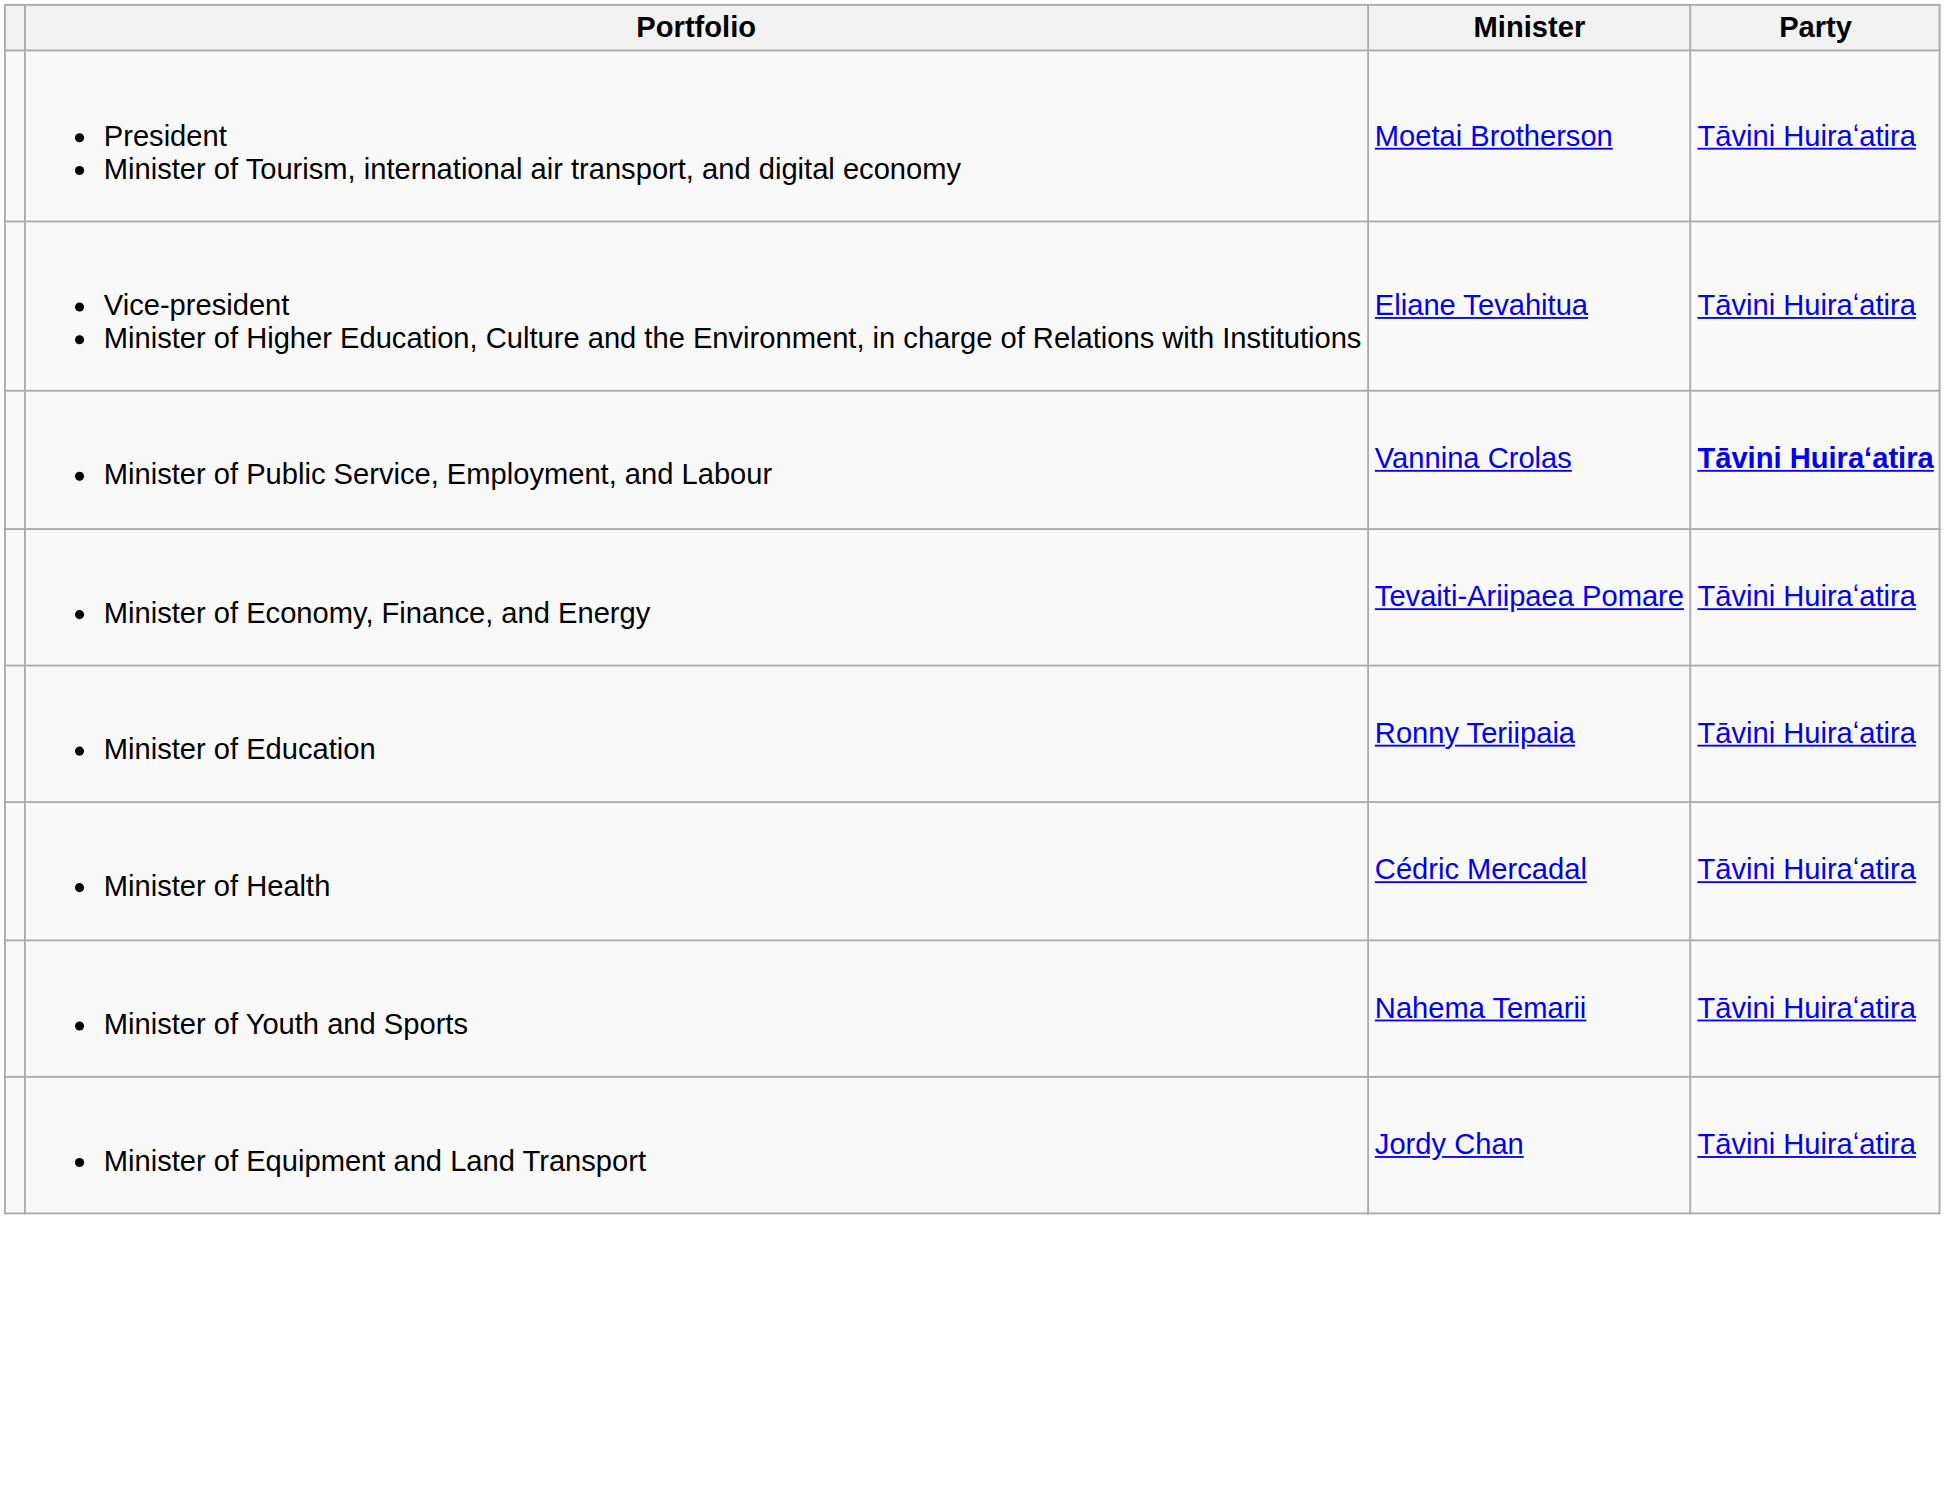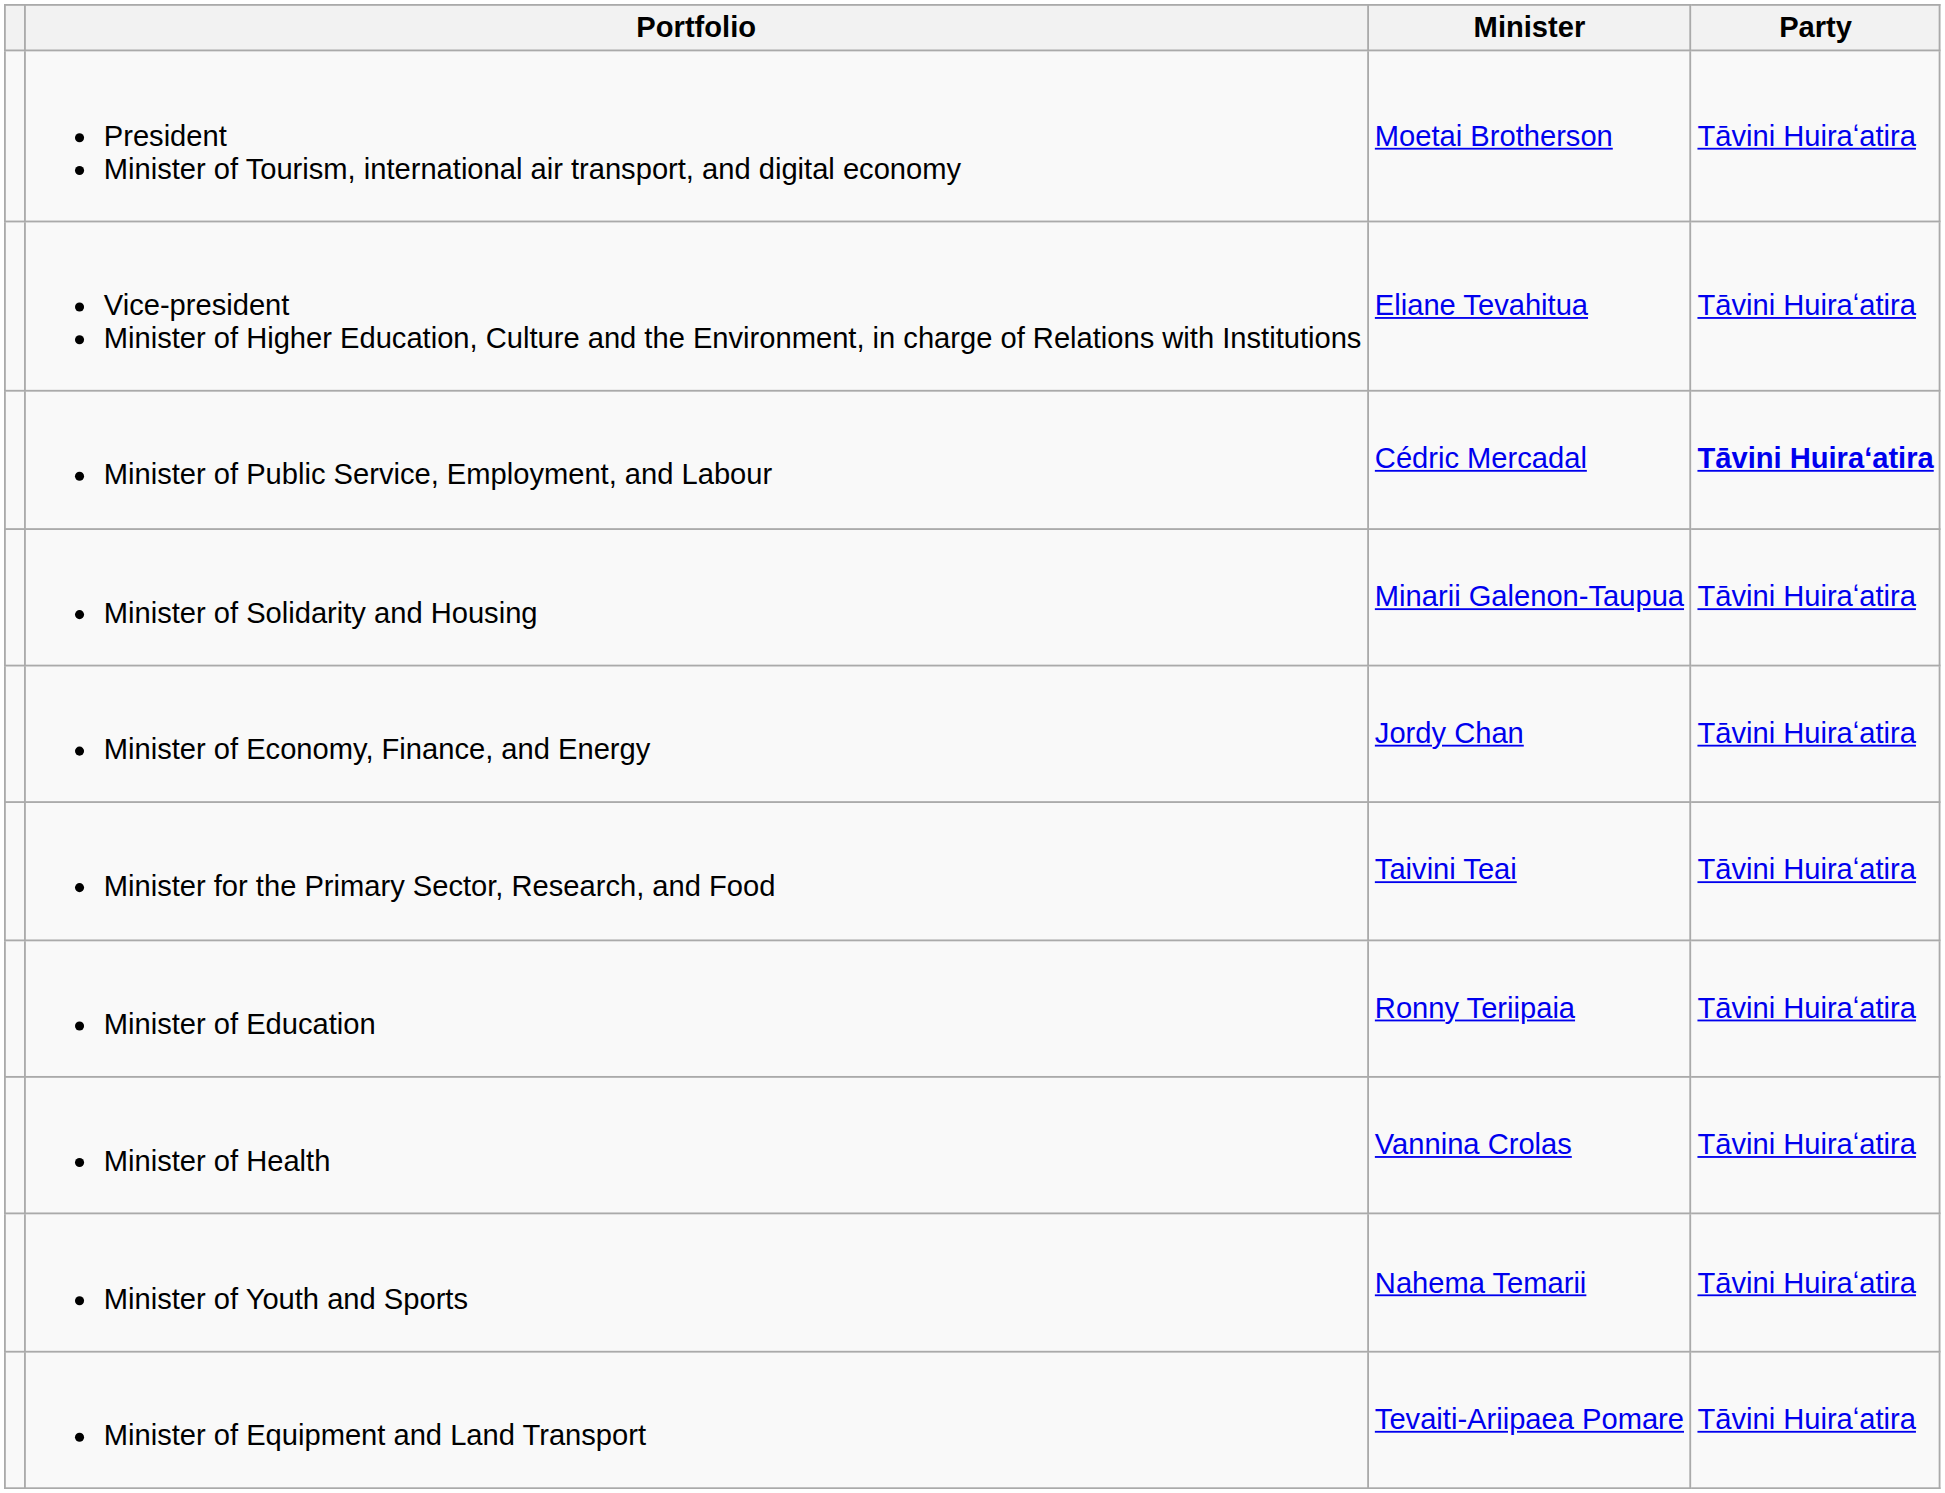(1473, 459) Vannina Crolas -> (1481, 459) Cédric Mercadal
+ row: (696, 613)
(1529, 596) Tevaiti-Ariipaea Pomare -> (1449, 733) Jordy Chan
+ row: (696, 887)
(1481, 870) Cédric Mercadal -> (1473, 1145) Vannina Crolas
(1449, 1145) Jordy Chan -> (1529, 1419) Tevaiti-Ariipaea Pomare
